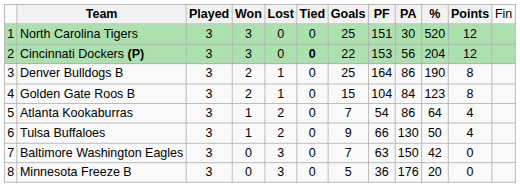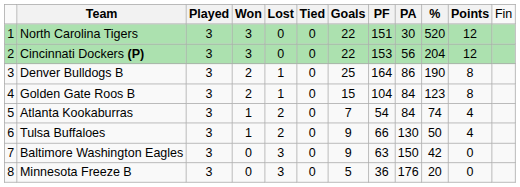(348, 34) 25 -> (348, 34) 22
(312, 53) bold -> (312, 53) normal
(408, 113) 86 -> (408, 113) 84
(435, 113) 64 -> (435, 113) 74
(348, 152) 7 -> (348, 152) 9
